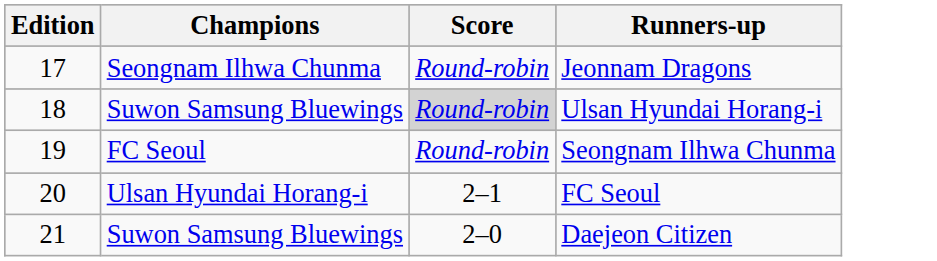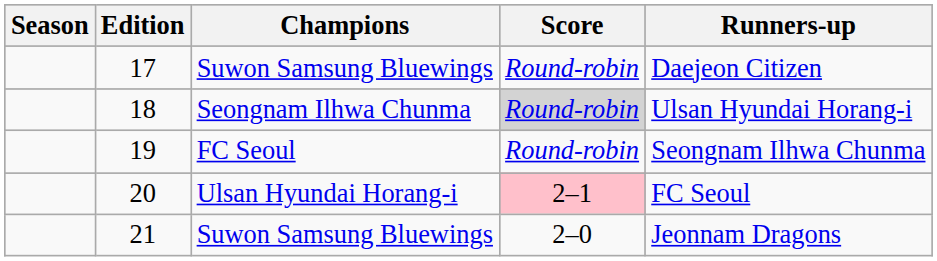+ column: (50, 25)
(244, 67) Seongnam Ilhwa Chunma -> (345, 67) Suwon Samsung Bluewings
(656, 67) Jeonnam Dragons -> (737, 67) Daejeon Citizen
(255, 109) Suwon Samsung Bluewings -> (334, 109) Seongnam Ilhwa Chunma
(482, 192) no background -> (572, 192) pink background
(647, 234) Daejeon Citizen -> (746, 234) Jeonnam Dragons
